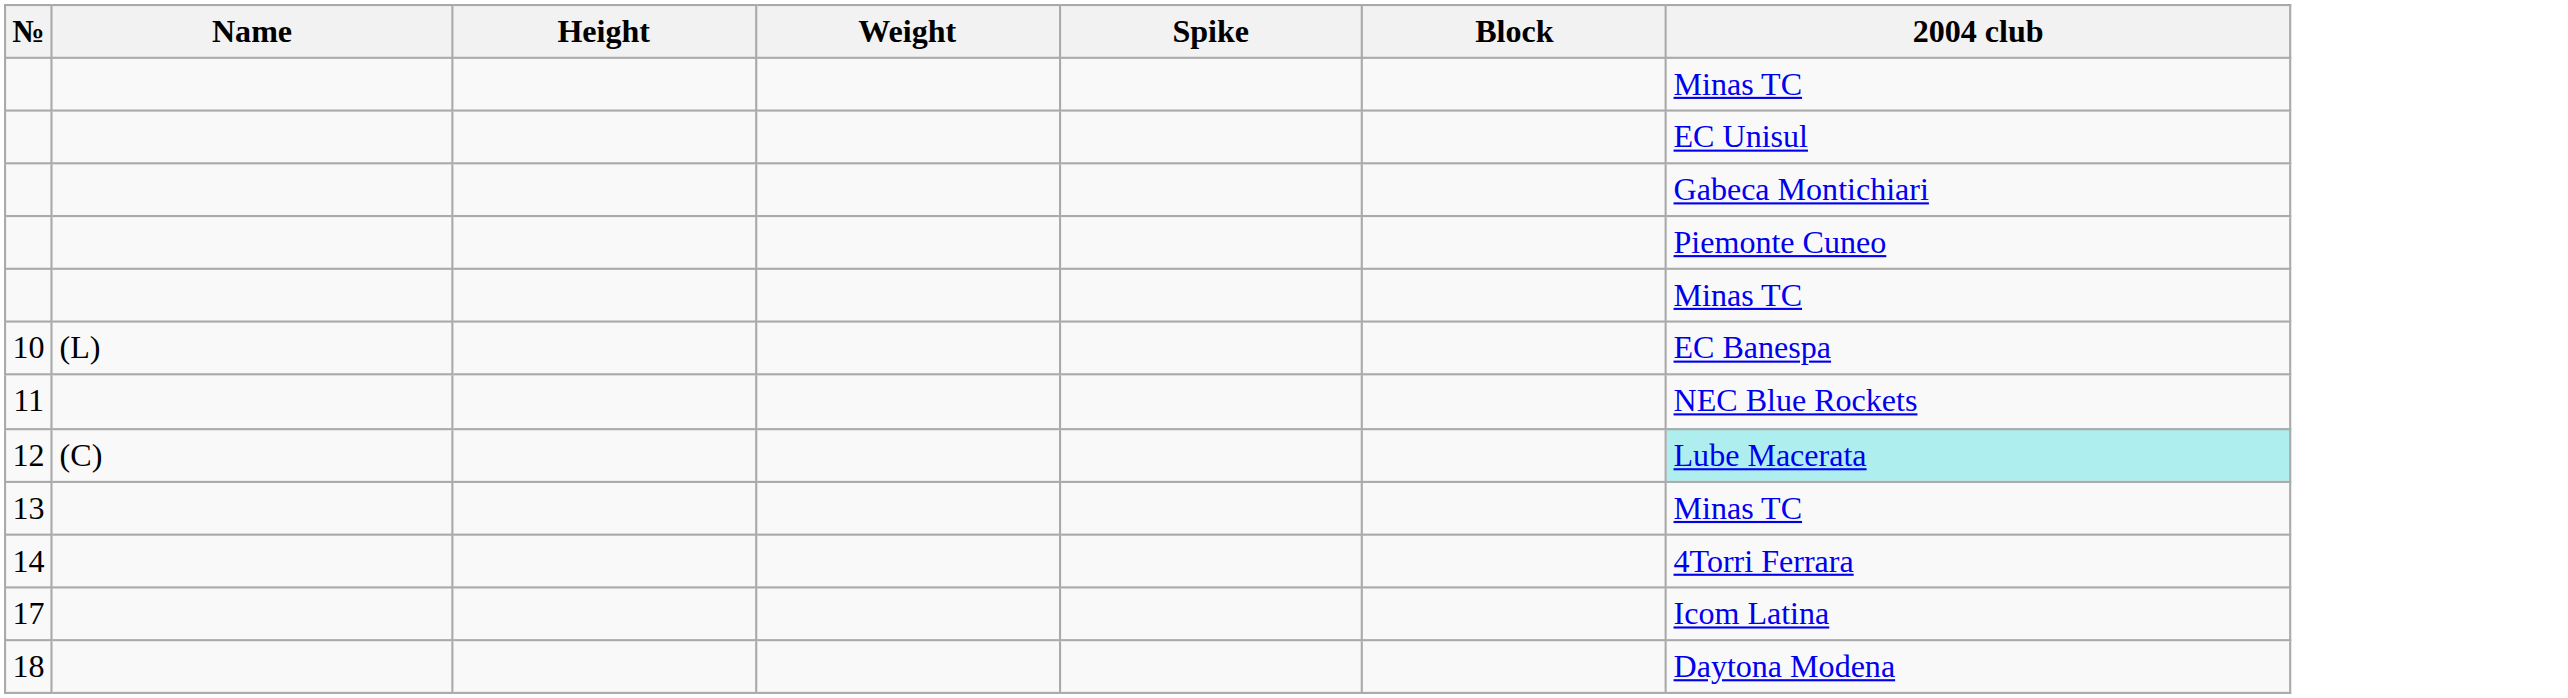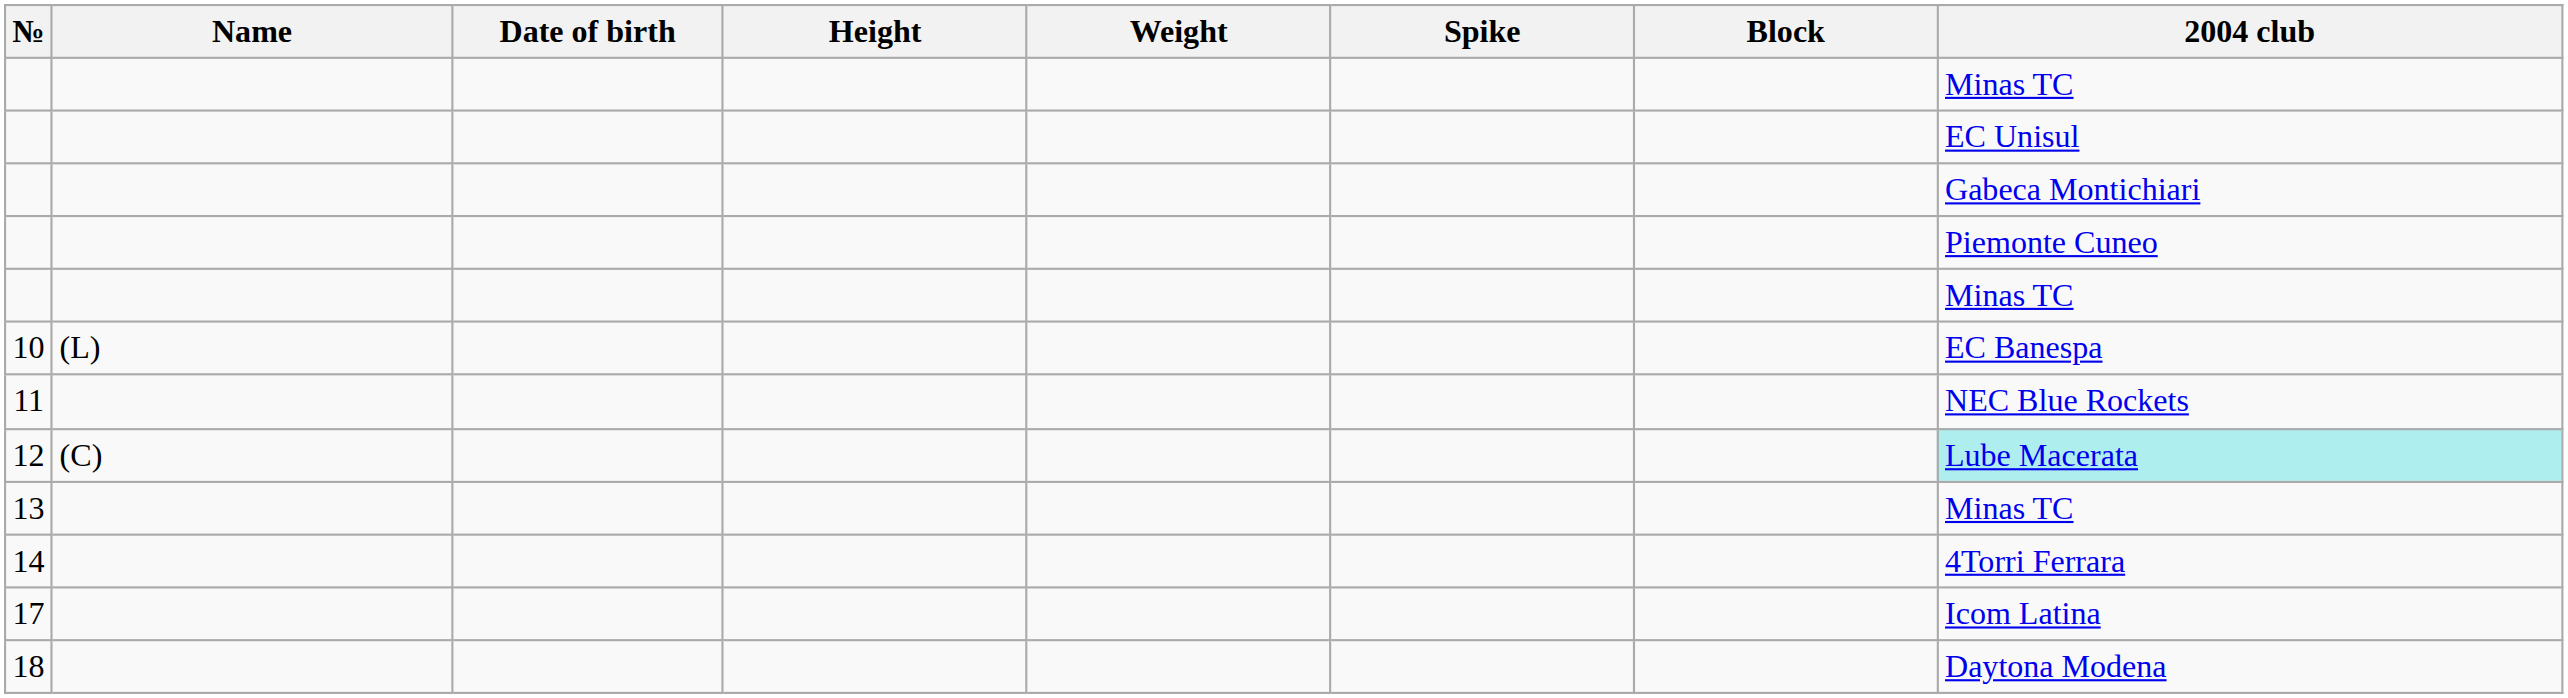+ column: (588, 31)
